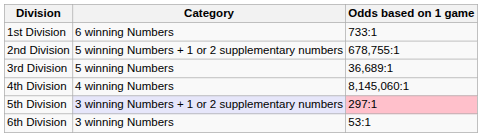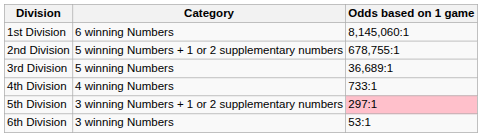(363, 31) 733:1 -> (379, 31) 8,145,060:1
(379, 86) 8,145,060:1 -> (363, 86) 733:1
(209, 104) lavender background -> (209, 104) no background
